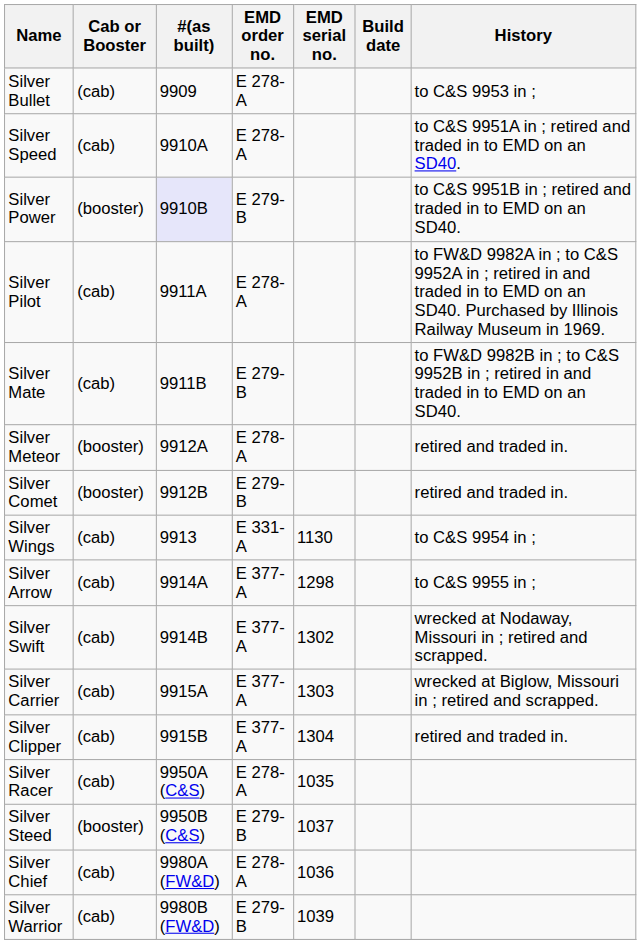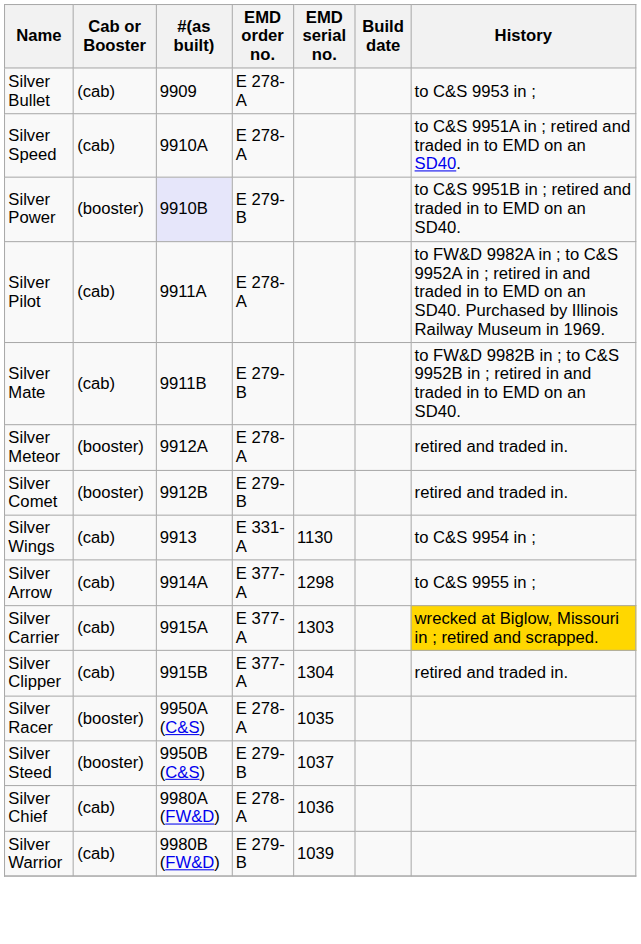- row: (29, 637)
(517, 691) no background -> (517, 627) gold background
(96, 781) (cab) -> (110, 718) (booster)
